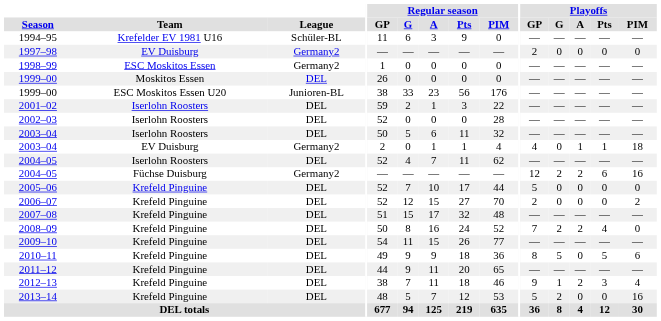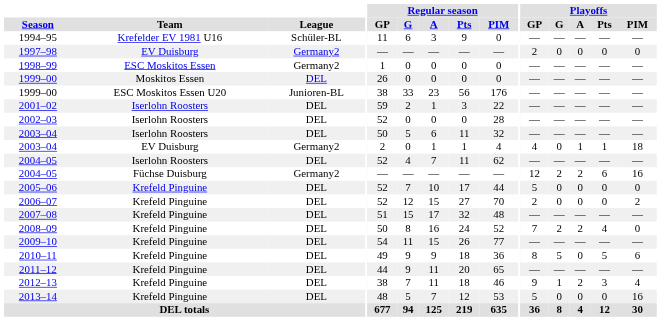(559, 296) 2 -> (559, 296) 0
